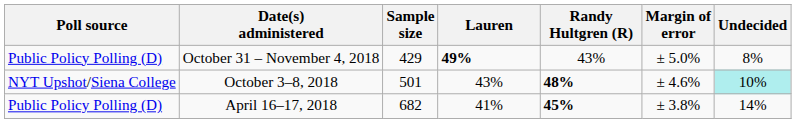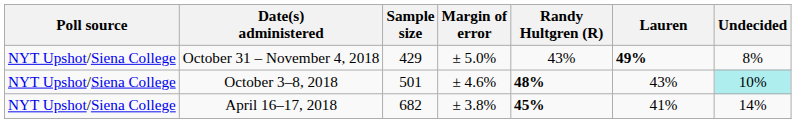columns swapped: (678, 25) <-> (489, 25)
(85, 57) Public Policy Polling (D) -> (92, 57) NYT Upshot/Siena College
(85, 105) Public Policy Polling (D) -> (92, 105) NYT Upshot/Siena College
